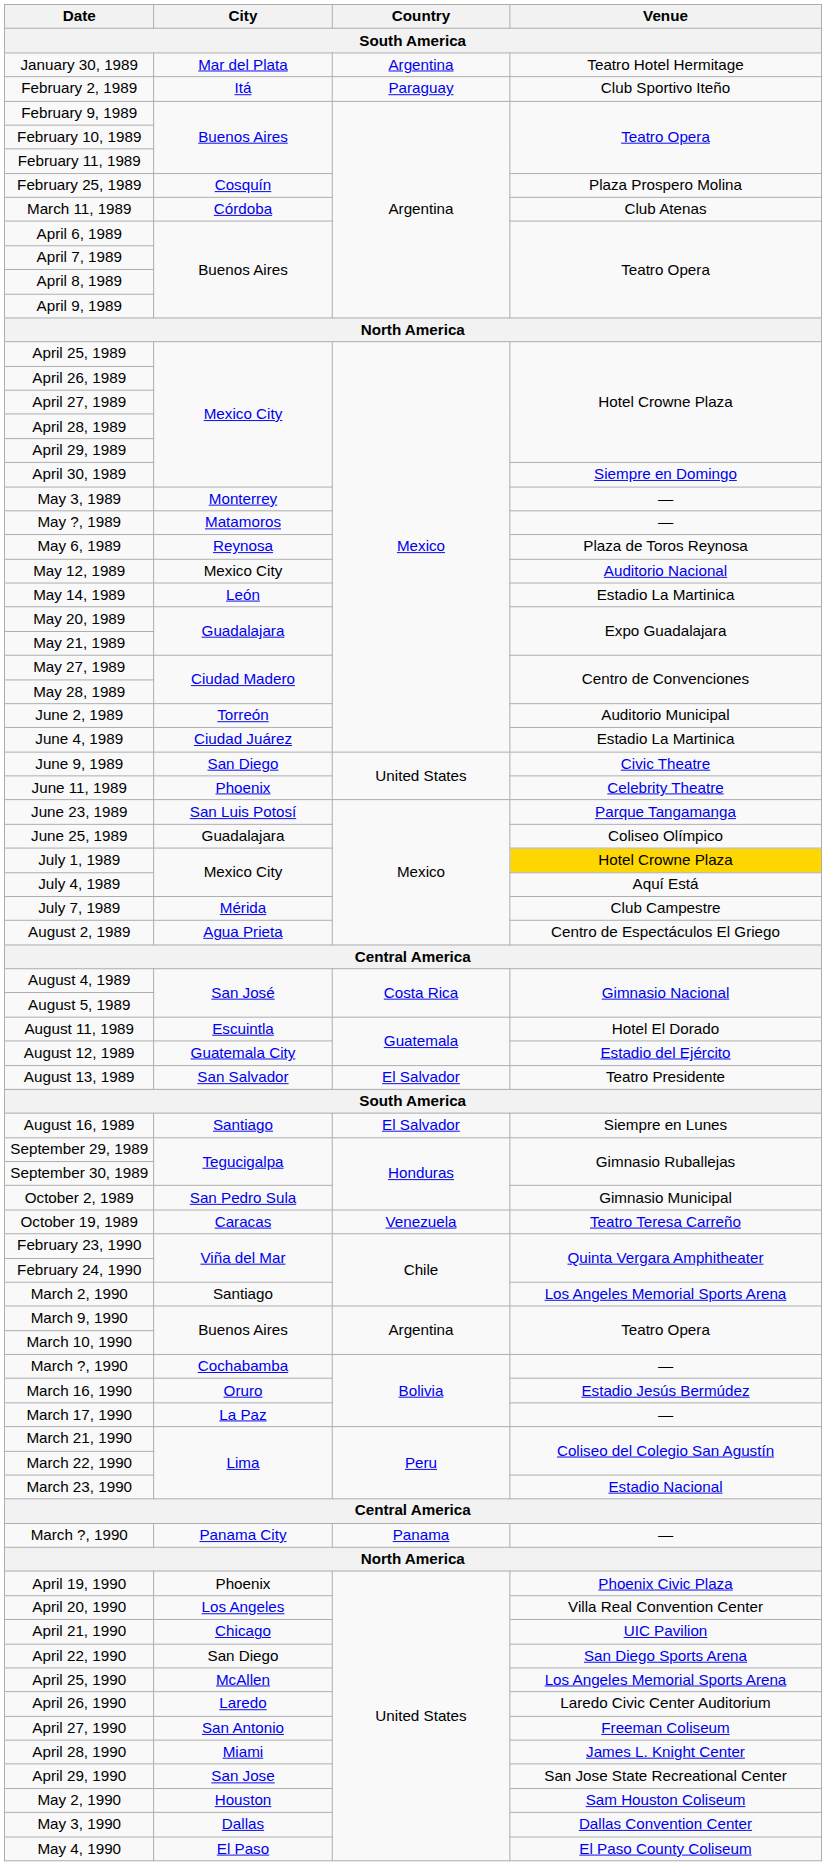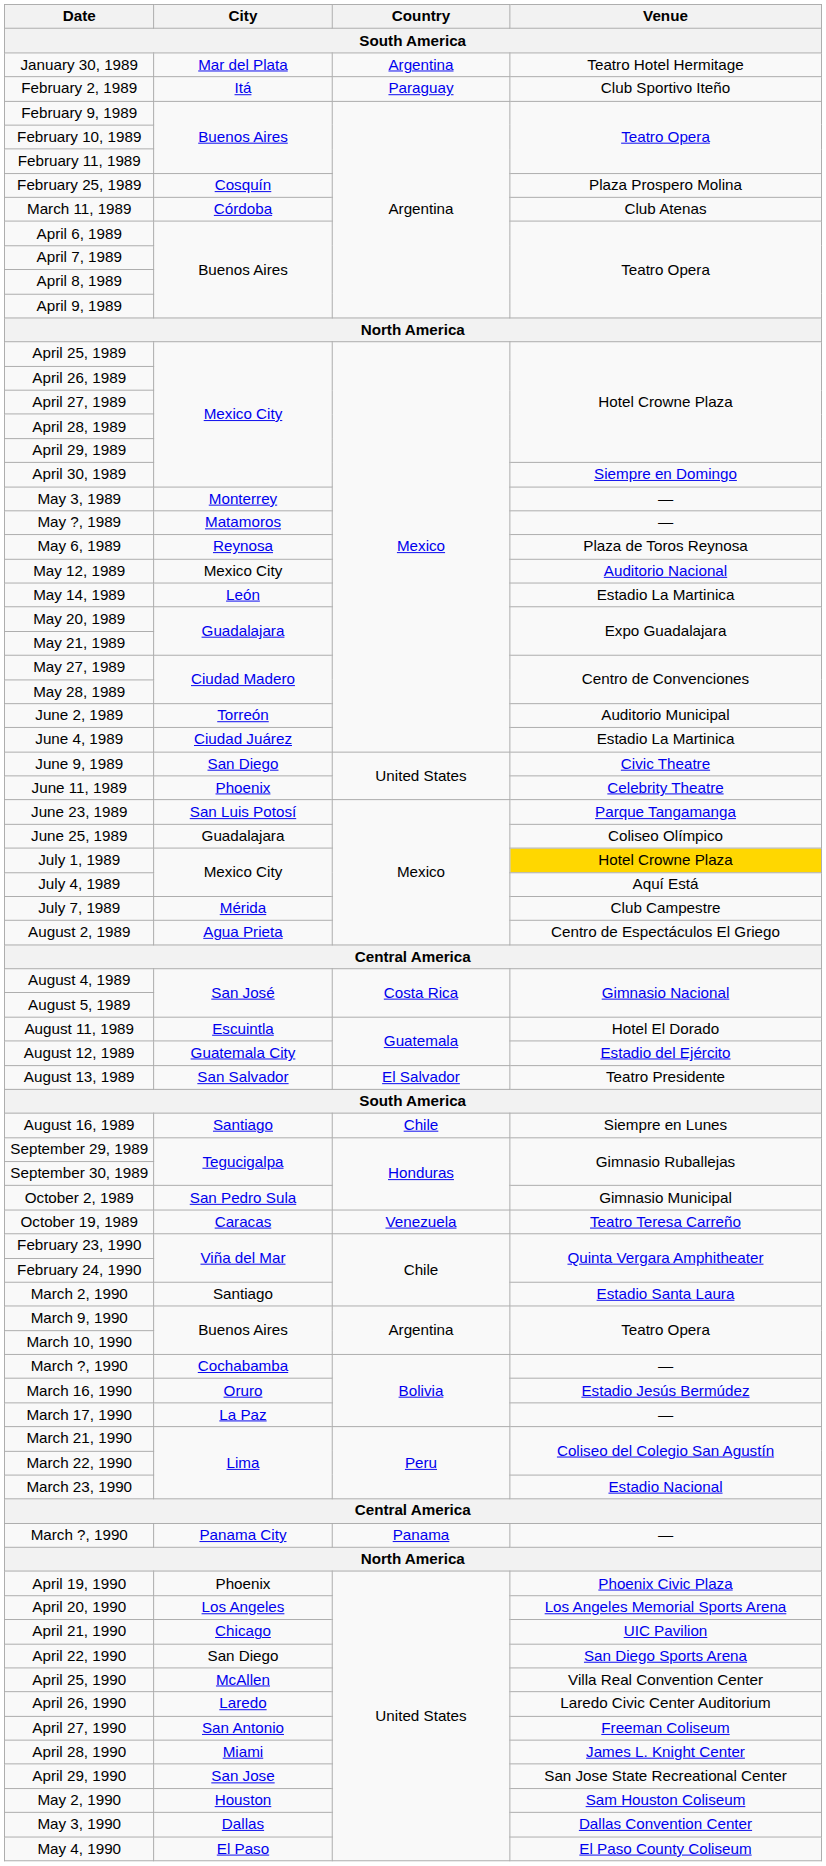(421, 1125) El Salvador -> (421, 1125) Chile
(665, 1294) Los Angeles Memorial Sports Arena -> (665, 1294) Estadio Santa Laura
(665, 1607) Villa Real Convention Center -> (665, 1607) Los Angeles Memorial Sports Arena
(665, 1679) Los Angeles Memorial Sports Arena -> (665, 1679) Villa Real Convention Center
